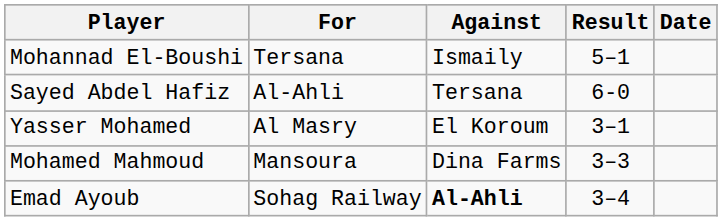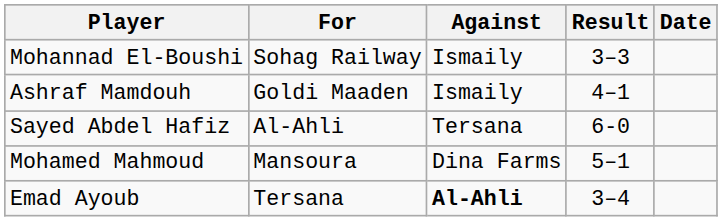(299, 58) Tersana -> (338, 58) Sohag Railway
(611, 58) 5–1 -> (611, 58) 3–3
+ row: (101, 93)
- row: (101, 128)
(611, 163) 3–3 -> (611, 163) 5–1
(338, 198) Sohag Railway -> (299, 198) Tersana
